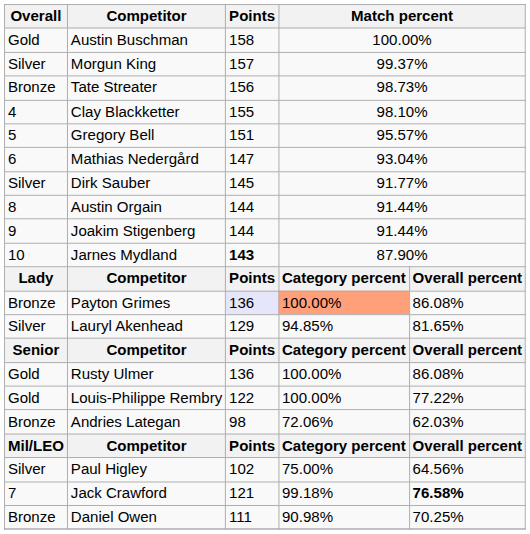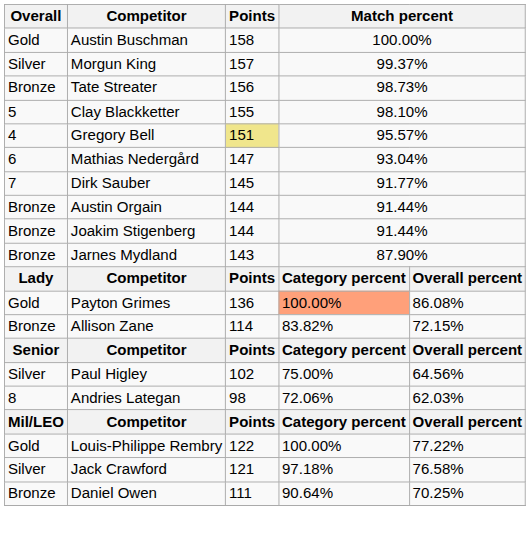(12, 111) 4 -> (12, 111) 5
(12, 135) 5 -> (12, 135) 4
(242, 135) no background -> (242, 135) khaki background
(27, 183) Silver -> (12, 183) 7
(12, 207) 8 -> (32, 207) Bronze
(12, 231) 9 -> (32, 231) Bronze
(16, 254) 10 -> (32, 254) Bronze
(242, 254) bold -> (242, 254) normal
(32, 302) Bronze -> (24, 302) Gold
(242, 302) lavender background -> (242, 302) no background
- row: (127, 326)
+ row: (112, 326)
- row: (112, 374)
rows swapped: (109, 469) <-> (147, 398)
(32, 421) Bronze -> (12, 398) 8
(12, 493) 7 -> (27, 469) Silver
(307, 493) 99.18% -> (307, 469) 97.18%
(438, 493) bold -> (438, 469) normal
(307, 517) 90.98% -> (307, 493) 90.64%
